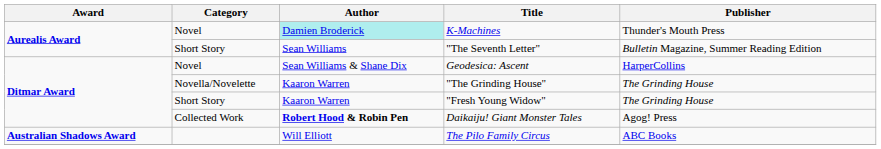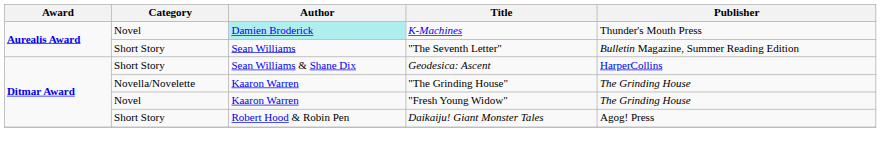(188, 65) Novel -> (139, 65) Short Story
(200, 100) Short Story -> (128, 100) Novel
(209, 118) Collected Work -> (139, 118) Short Story
(345, 118) bold -> (290, 118) normal
- row: (498, 135)
